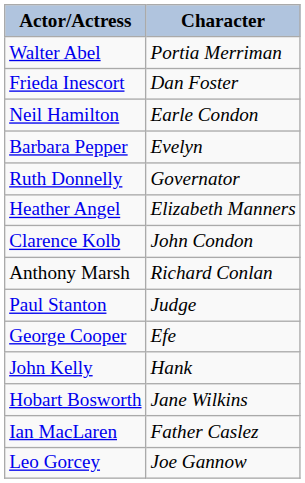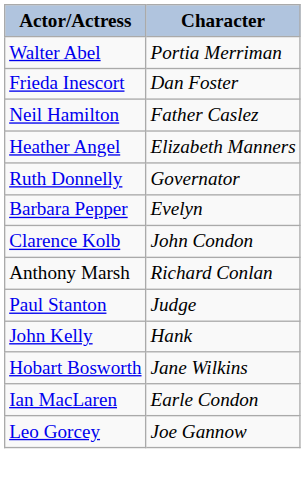(204, 115) Earle Condon -> (204, 115) Father Caslez
rows swapped: (65, 210) <-> (68, 147)
- row: (68, 336)
(204, 431) Father Caslez -> (204, 399) Earle Condon
